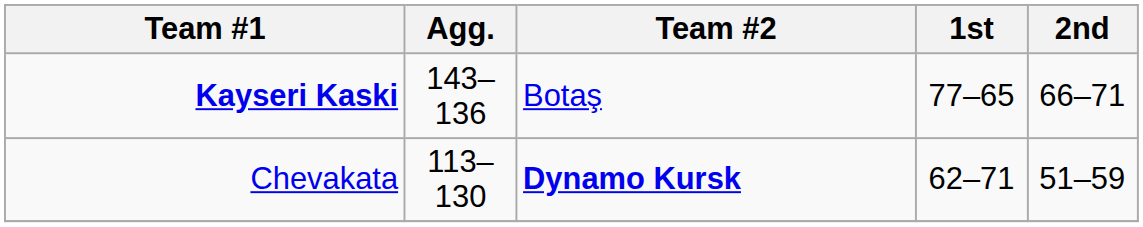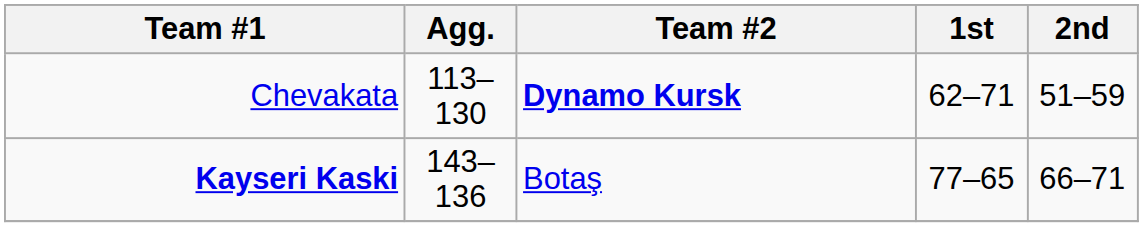rows swapped: (297, 95) <-> (324, 179)
